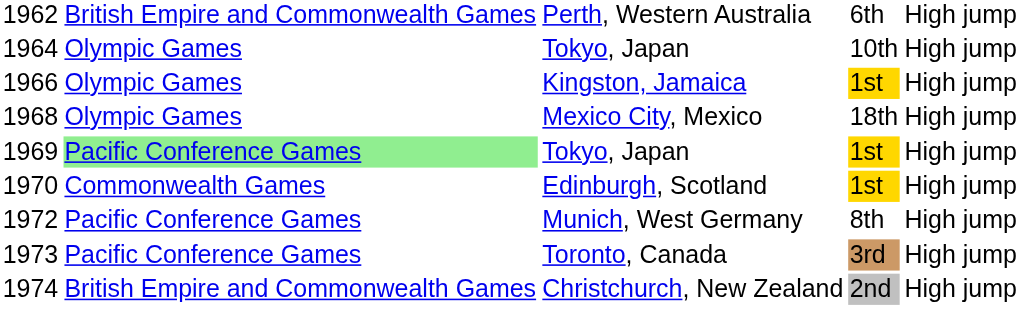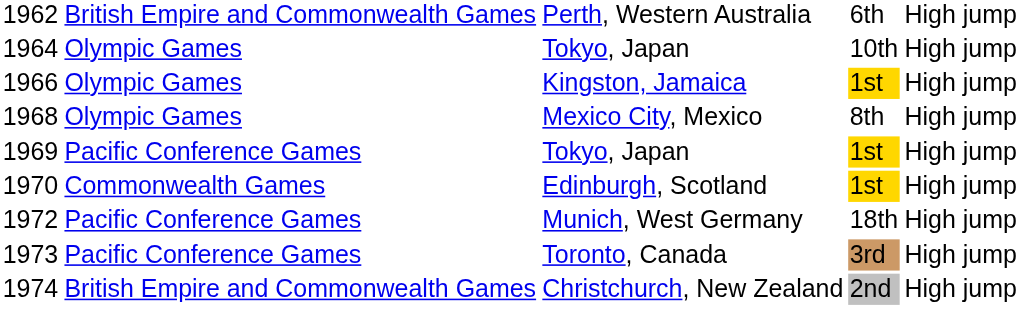(874, 117) 18th -> (867, 117) 8th
(213, 151) lightgreen background -> (213, 151) no background
(867, 220) 8th -> (874, 220) 18th
